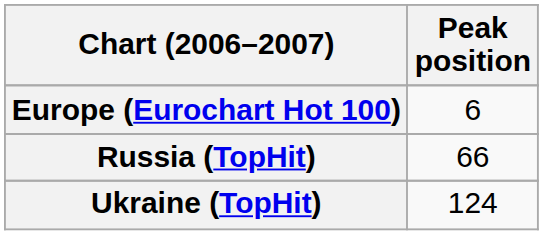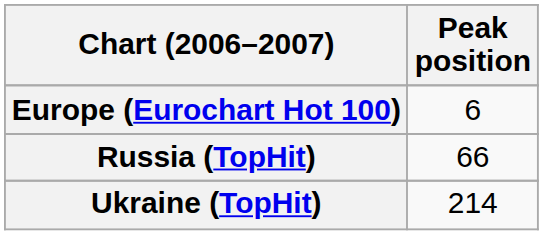(473, 204) 124 -> (473, 204) 214
